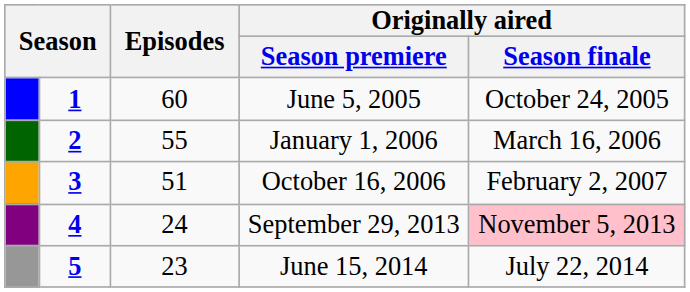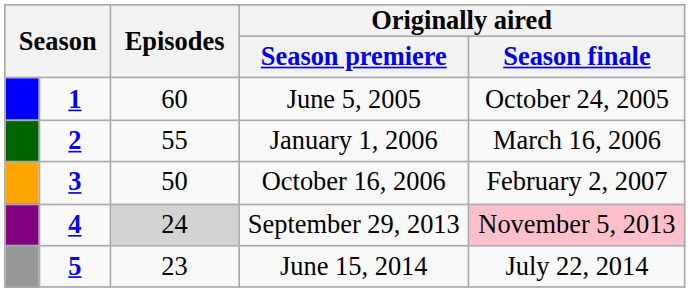(175, 182) 51 -> (175, 182) 50
(175, 224) no background -> (175, 224) lightgrey background
